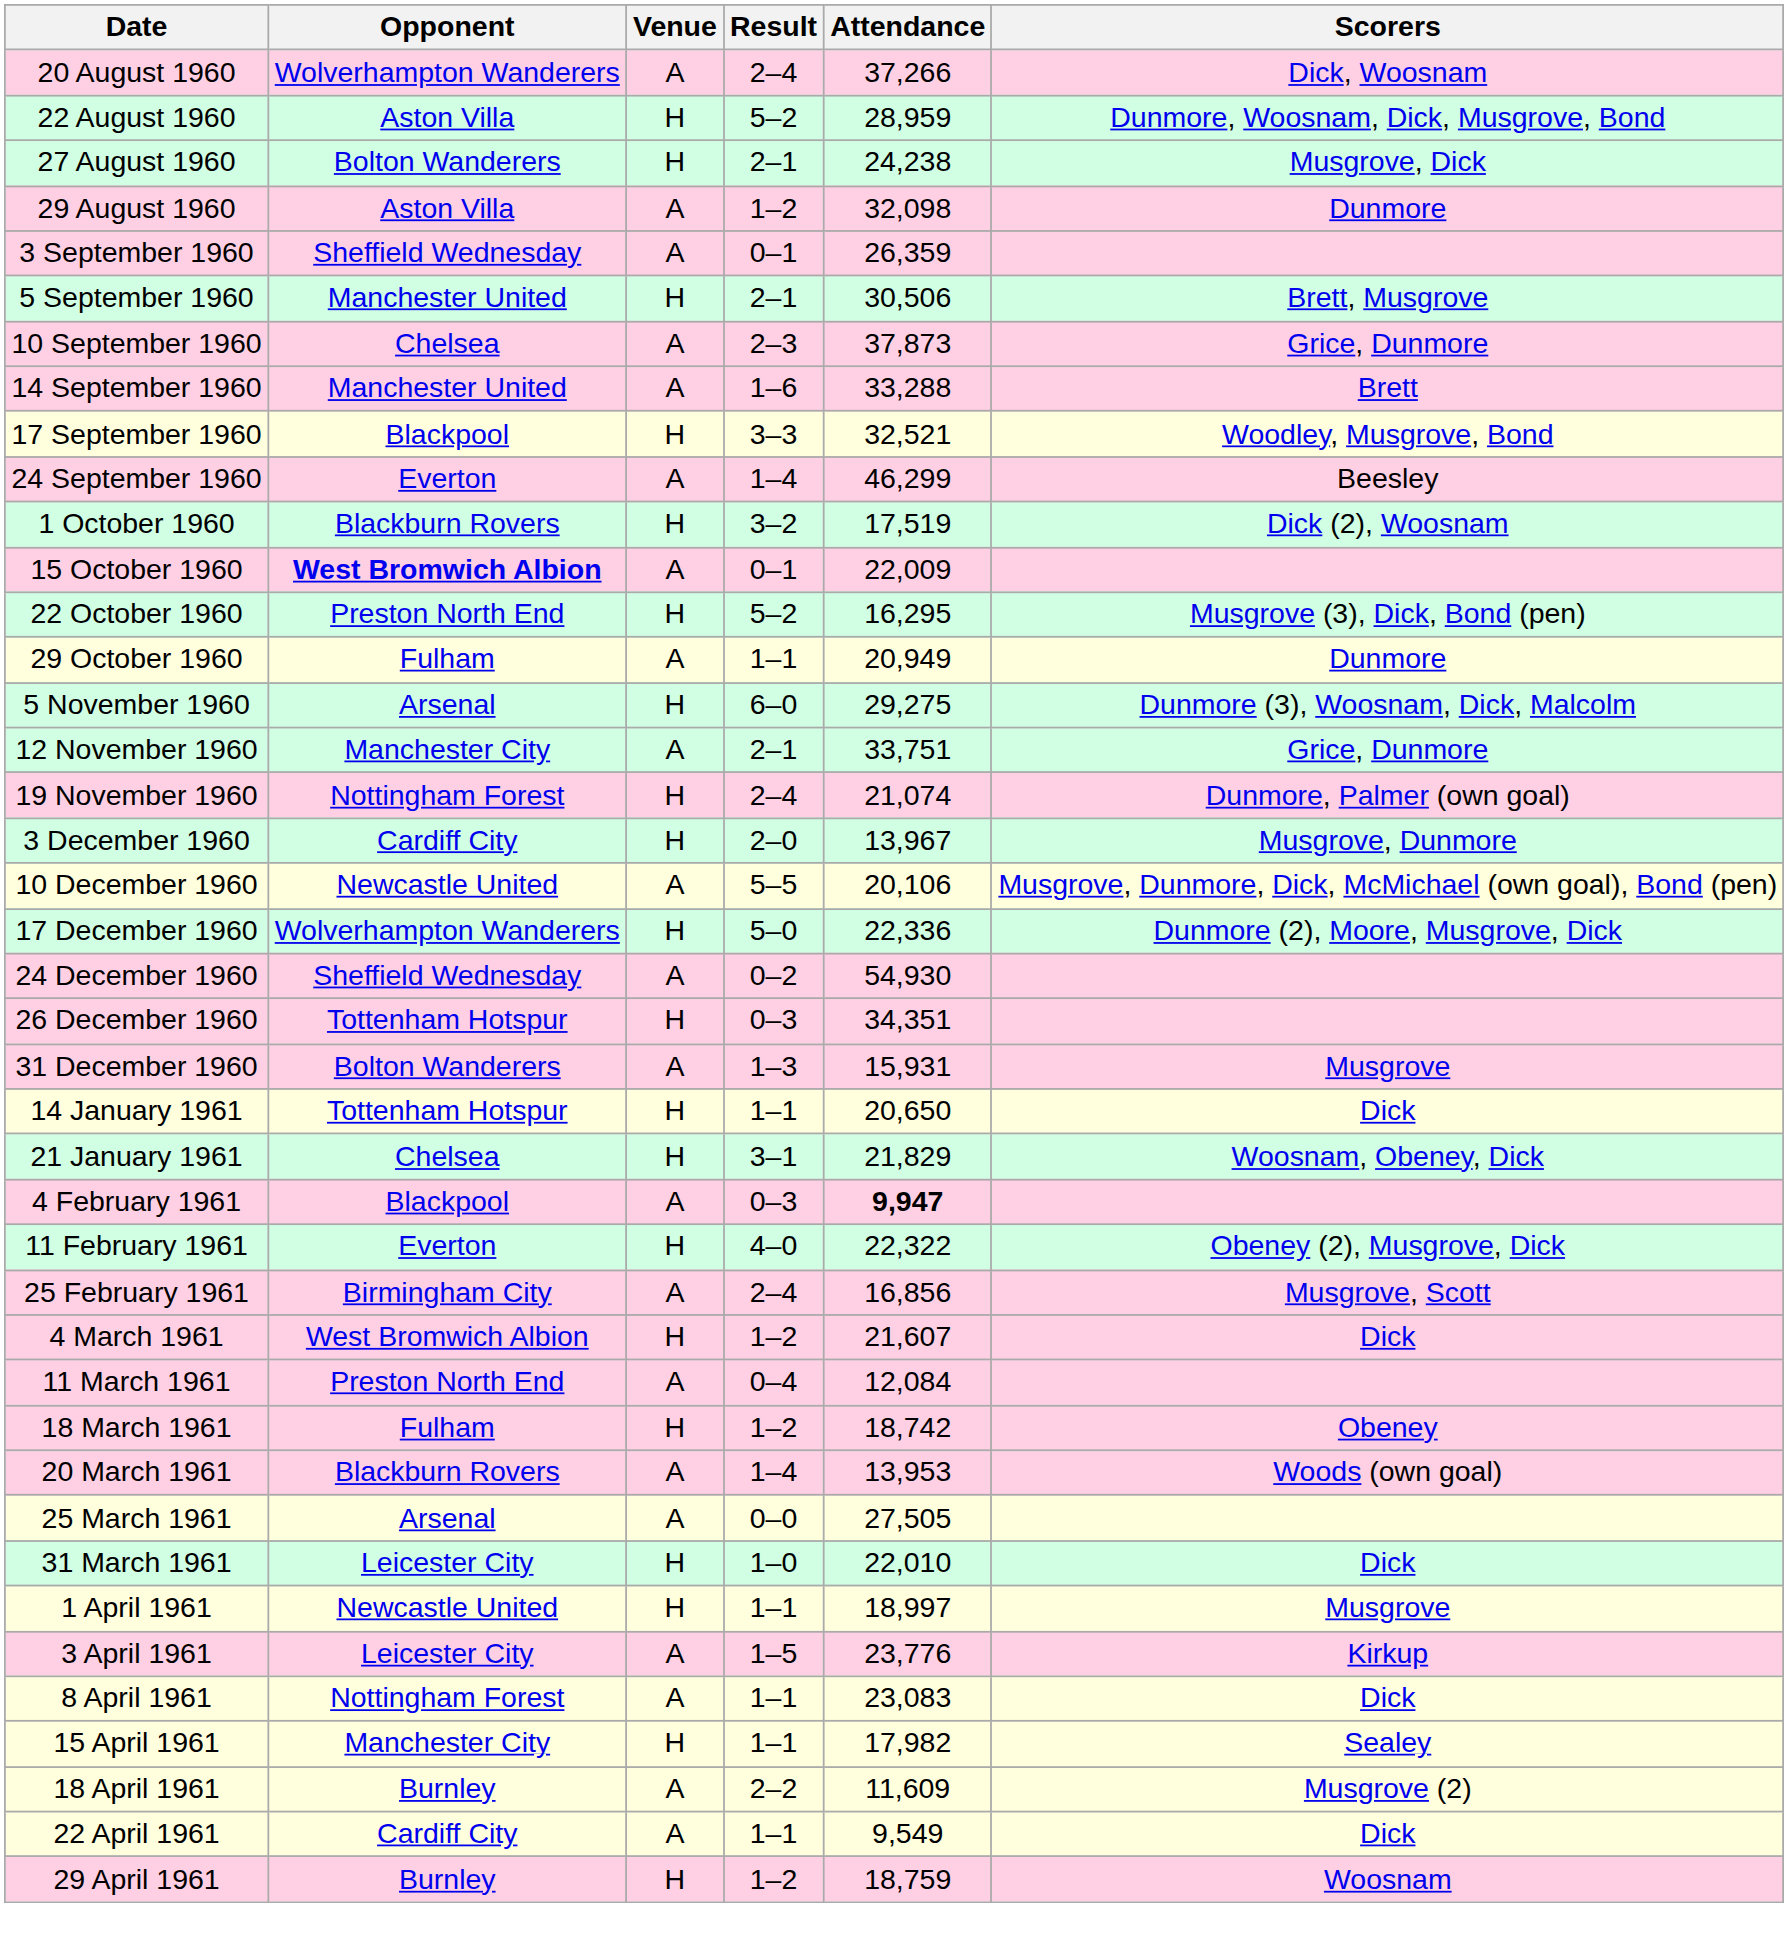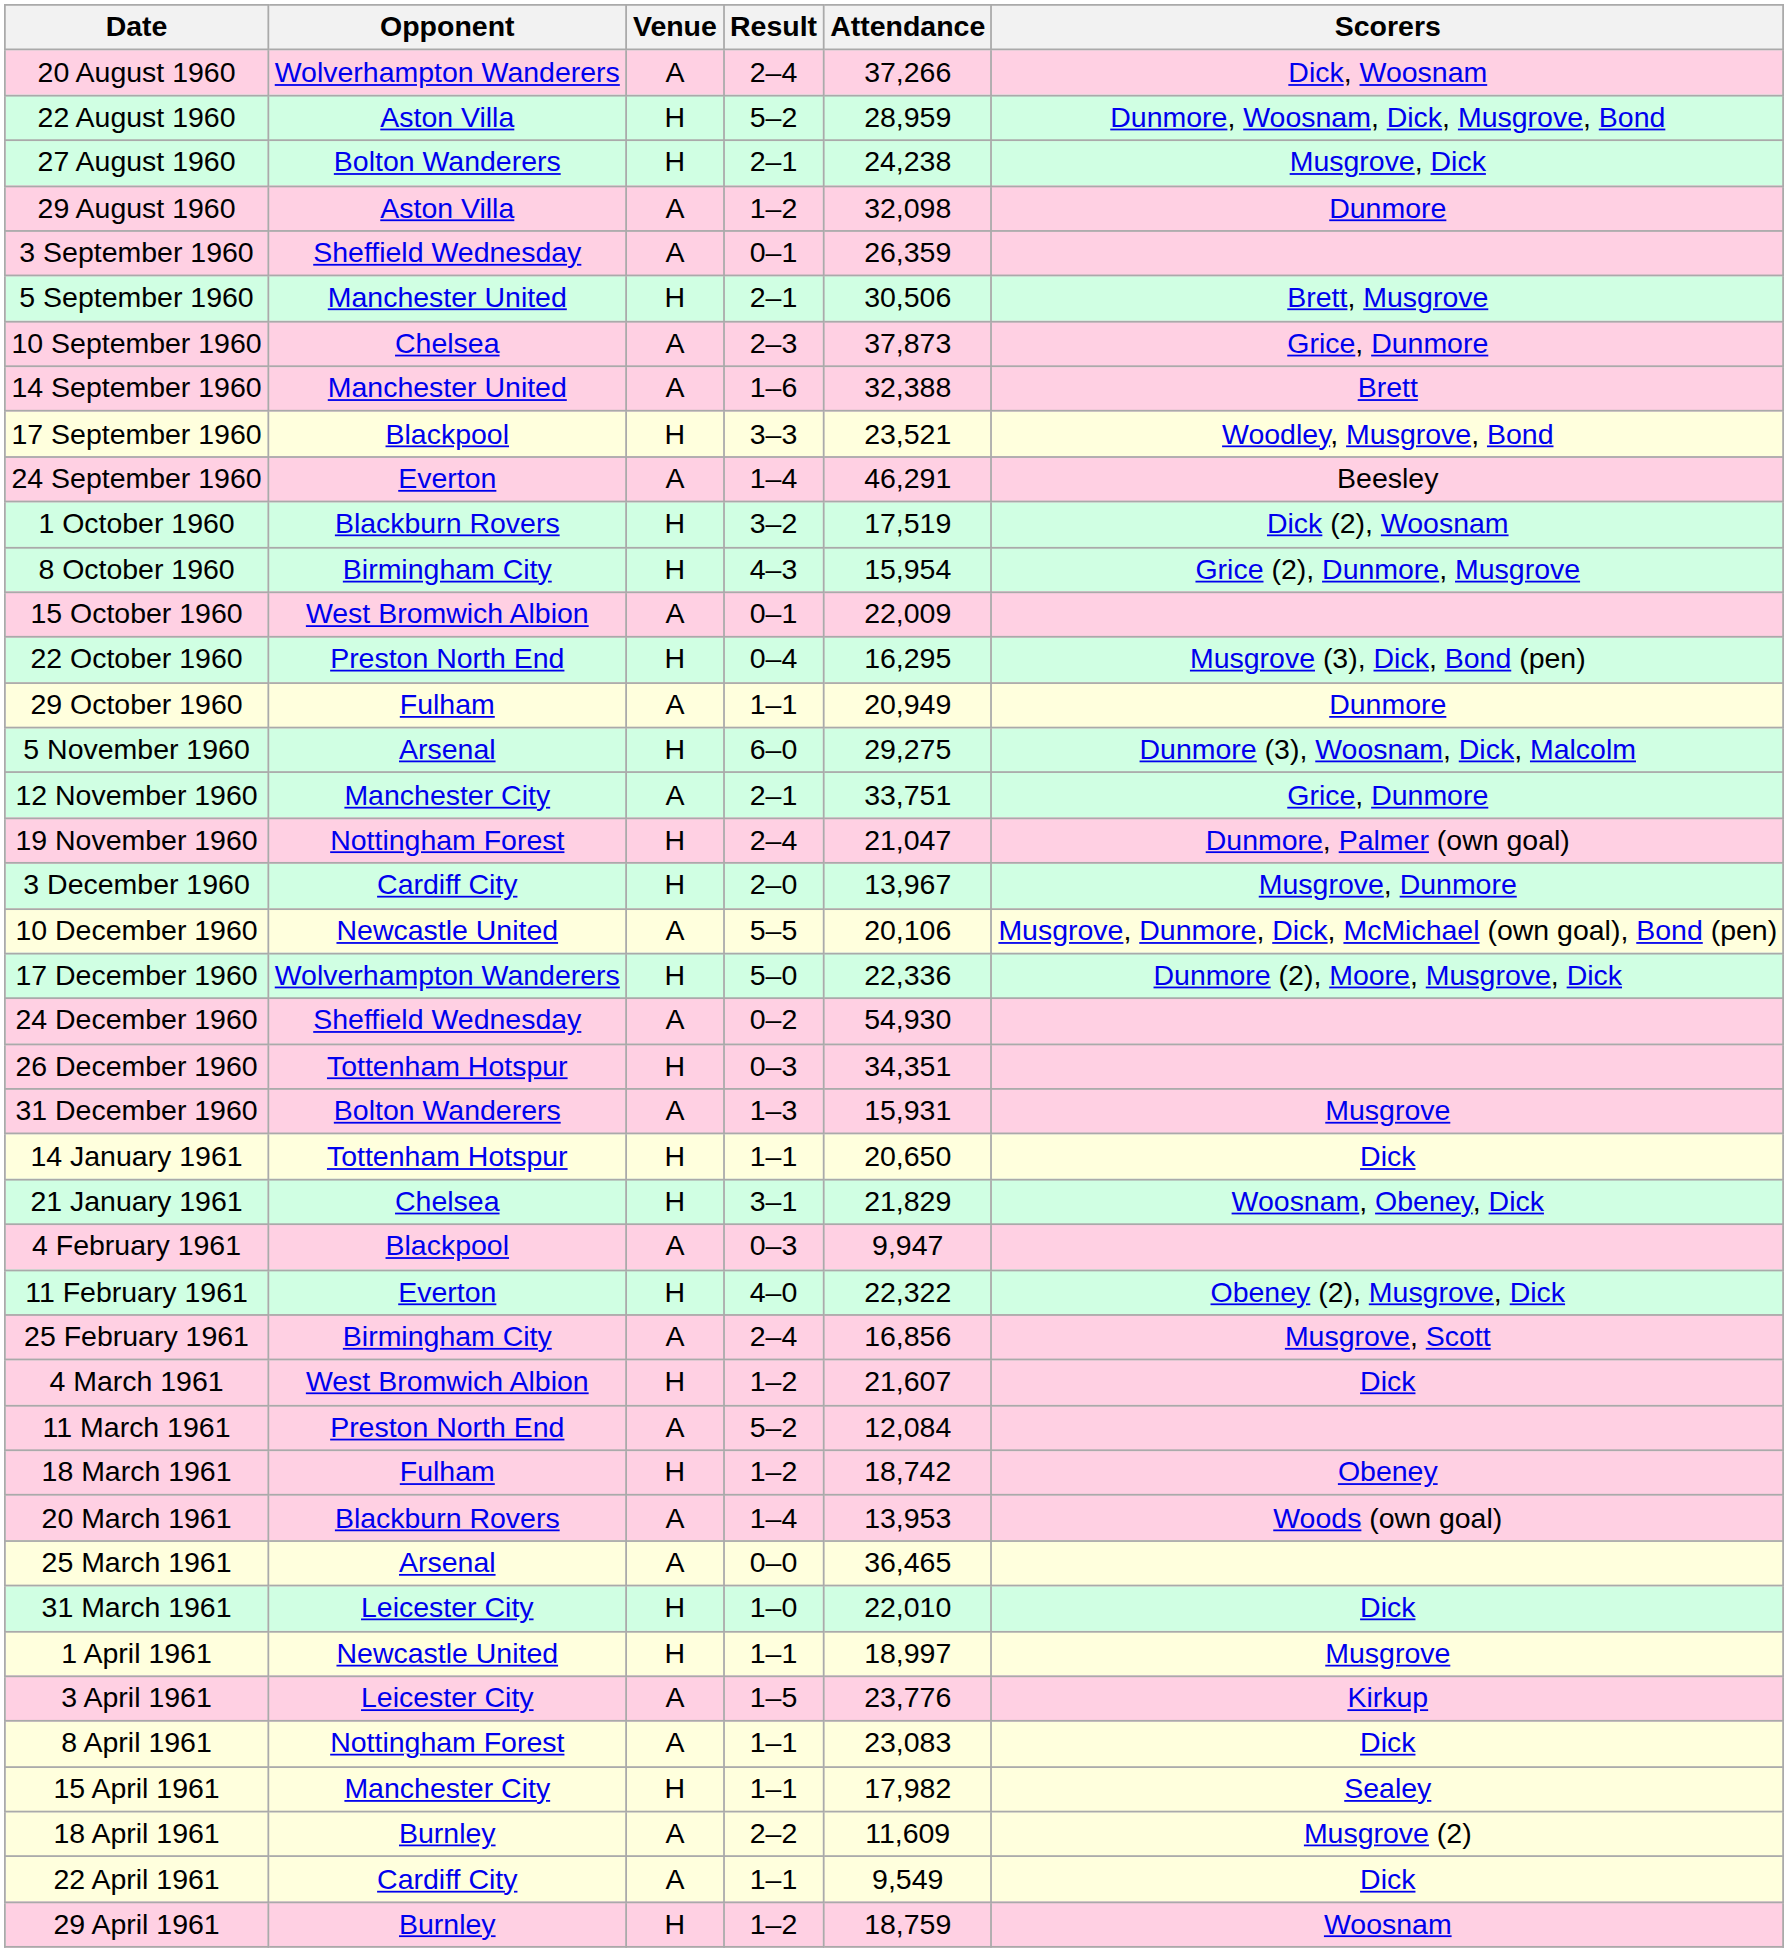(908, 388) 33,288 -> (908, 388) 32,388
(908, 433) 32,521 -> (908, 433) 23,521
(908, 478) 46,299 -> (908, 478) 46,291
+ row: (137, 569)
(447, 569) bold -> (447, 614) normal
(774, 614) 5–2 -> (774, 659) 0–4
(908, 794) 21,074 -> (908, 840) 21,047
(908, 1201) bold -> (908, 1246) normal
(774, 1382) 0–4 -> (774, 1427) 5–2
(908, 1517) 27,505 -> (908, 1562) 36,465
